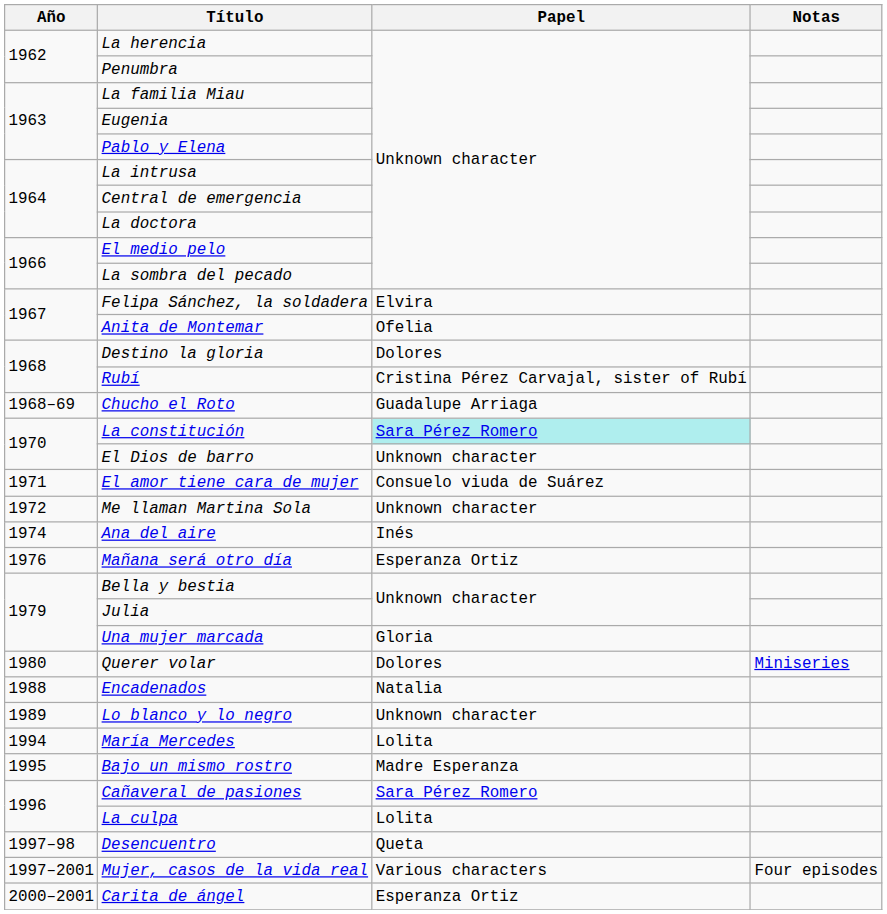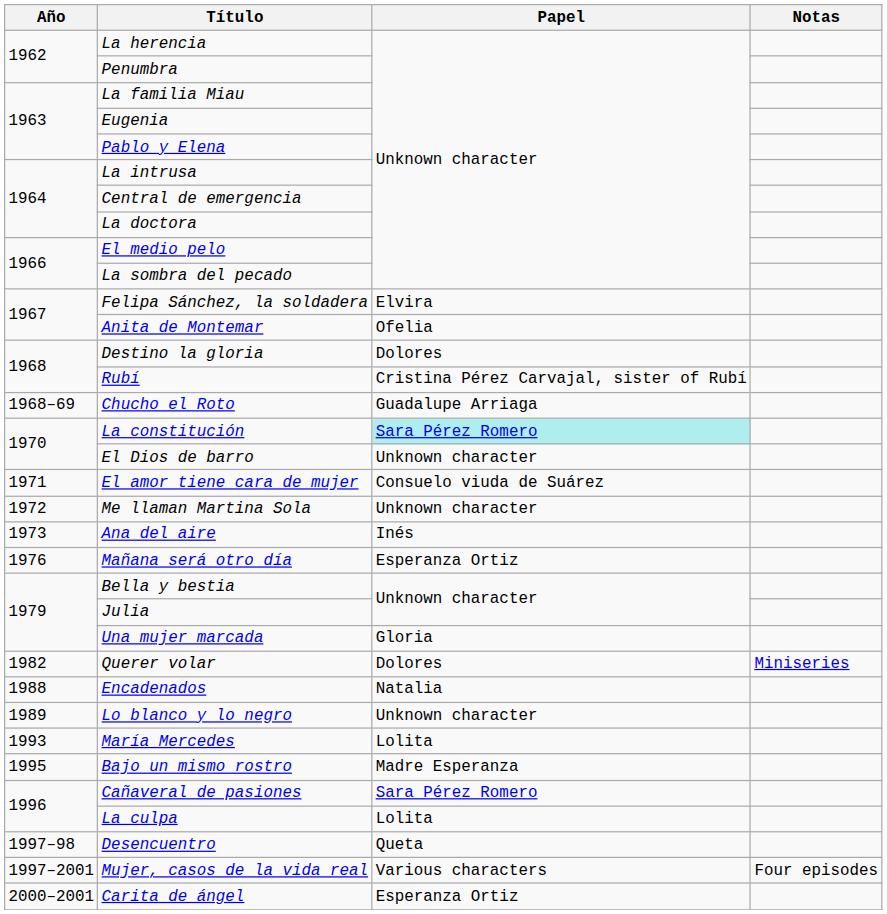(27, 535) 1974 -> (27, 535) 1973
(27, 664) 1980 -> (27, 664) 1982
(27, 741) 1994 -> (27, 741) 1993
